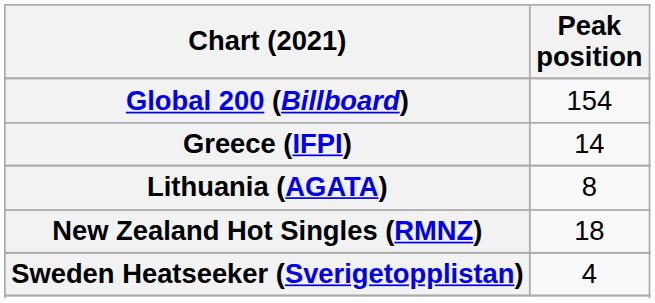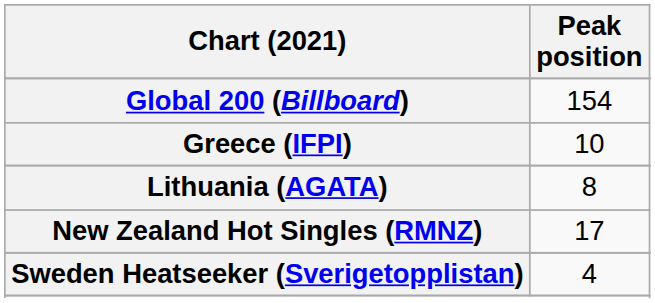(589, 143) 14 -> (589, 143) 10
(589, 230) 18 -> (589, 230) 17
